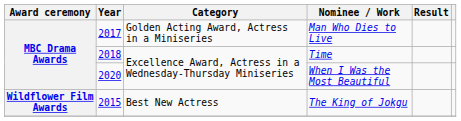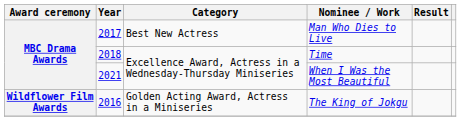(207, 33) Golden Acting Award, Actress in a Miniseries -> (172, 33) Best New Actress
(110, 76) 2020 -> (110, 76) 2021
(110, 103) 2015 -> (110, 103) 2016
(172, 103) Best New Actress -> (207, 103) Golden Acting Award, Actress in a Miniseries
